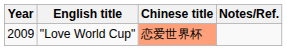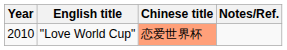(21, 34) 2009 -> (21, 34) 2010
